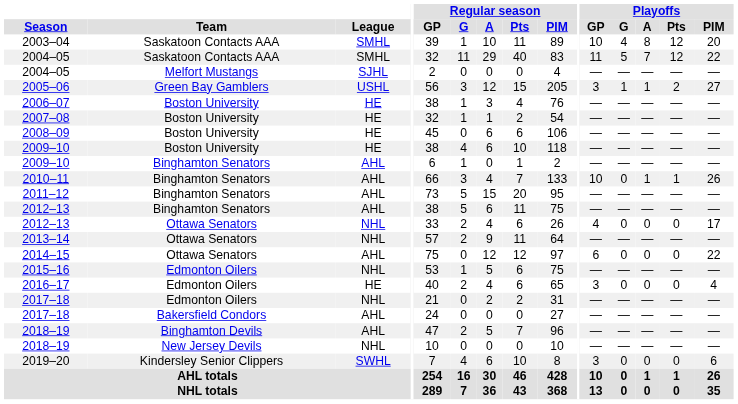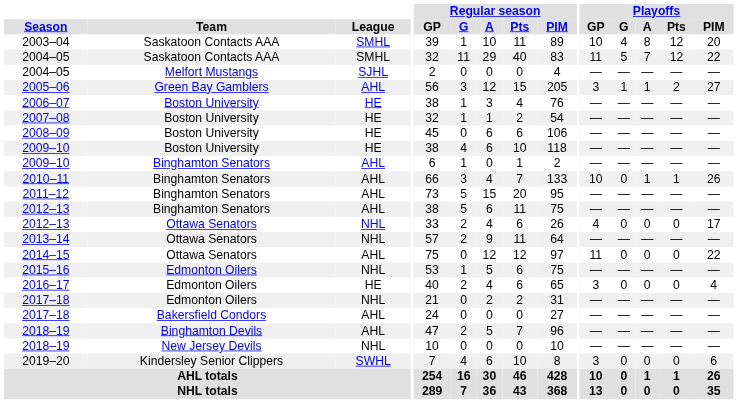(373, 87) USHL -> (373, 87) AHL
(596, 254) 6 -> (596, 254) 11
